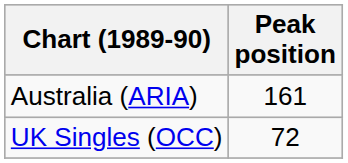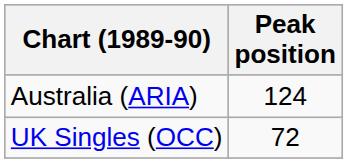(285, 95) 161 -> (285, 95) 124
